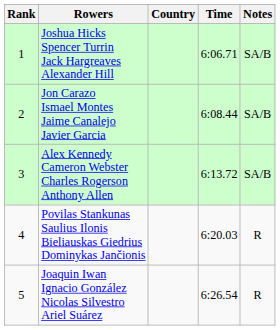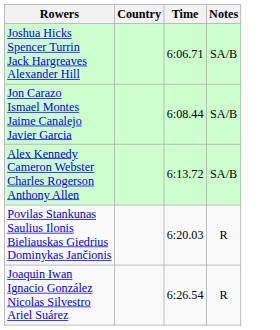- column: (21, 14)
